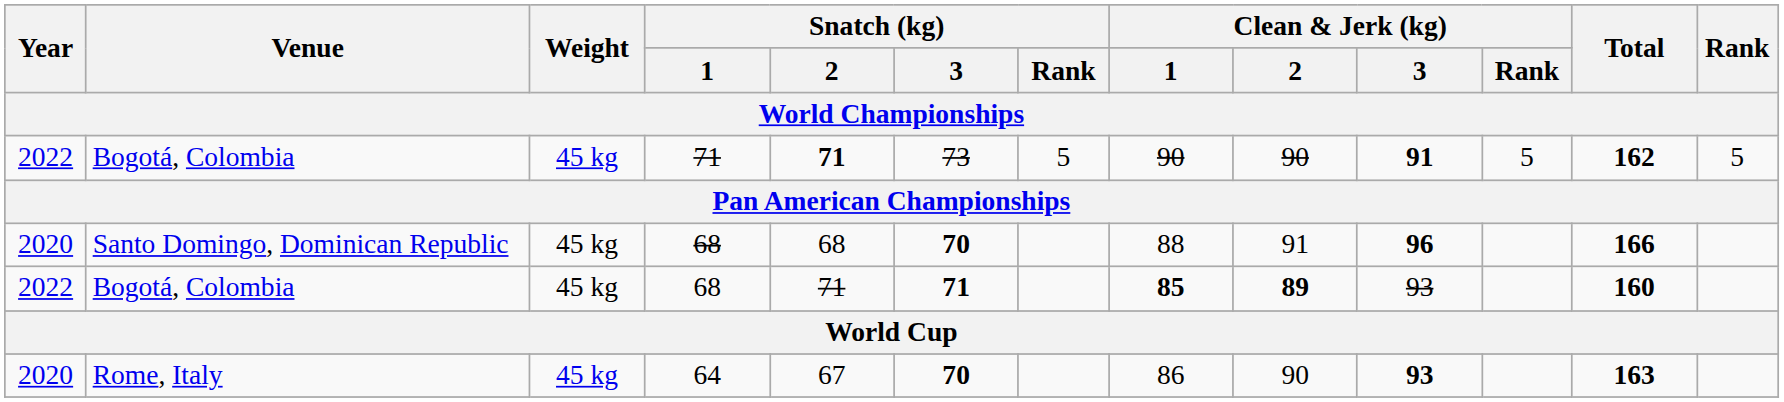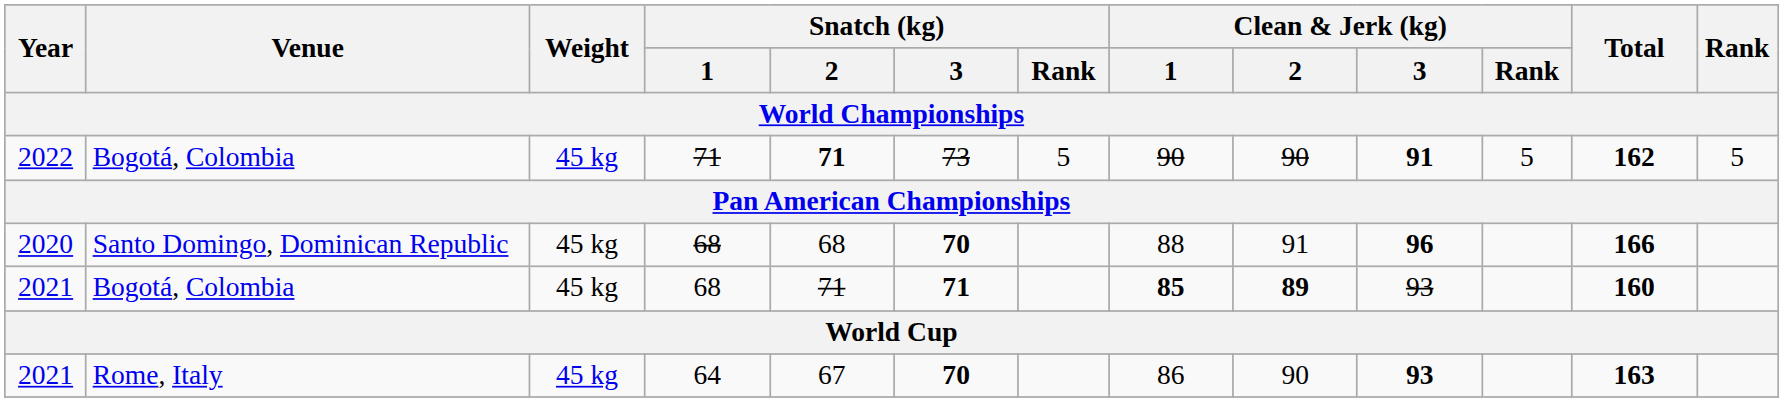(46, 288) 2022 -> (46, 288) 2021
(46, 375) 2020 -> (46, 375) 2021
